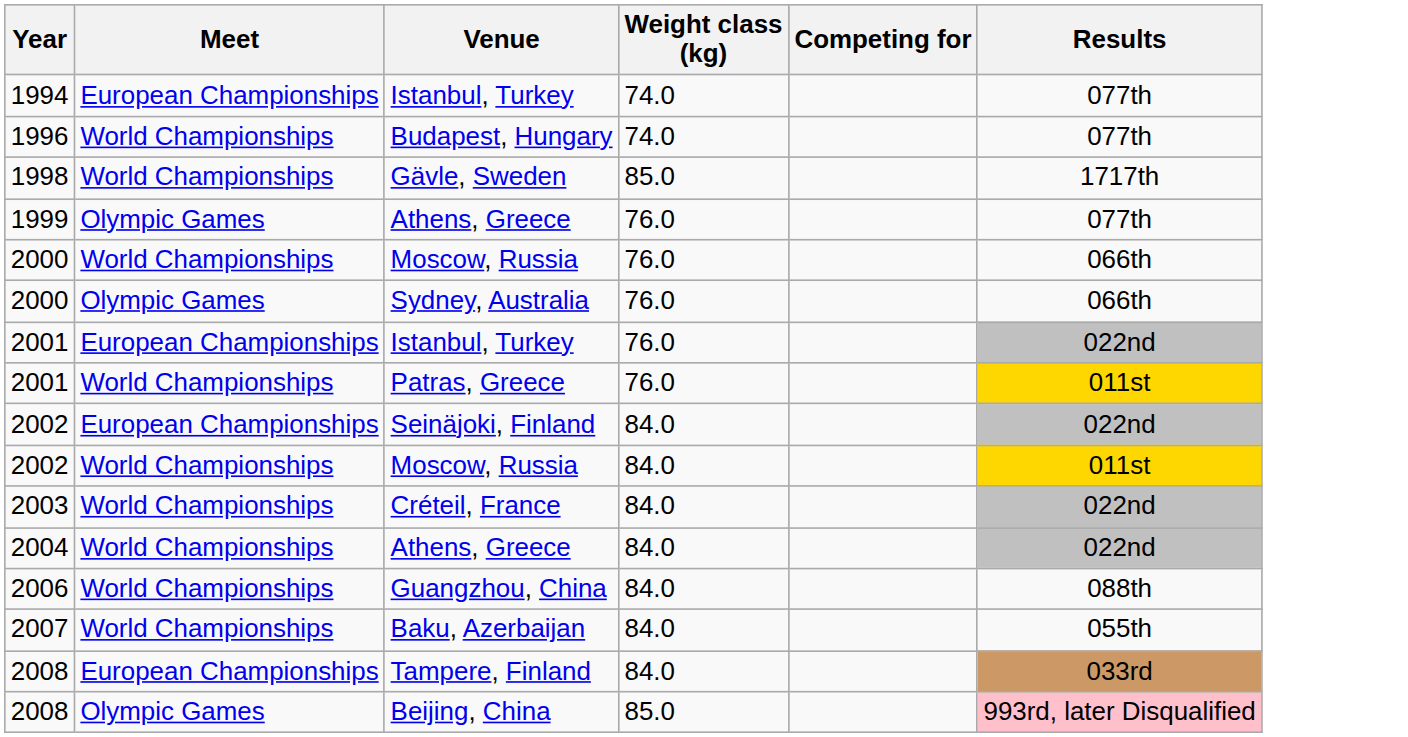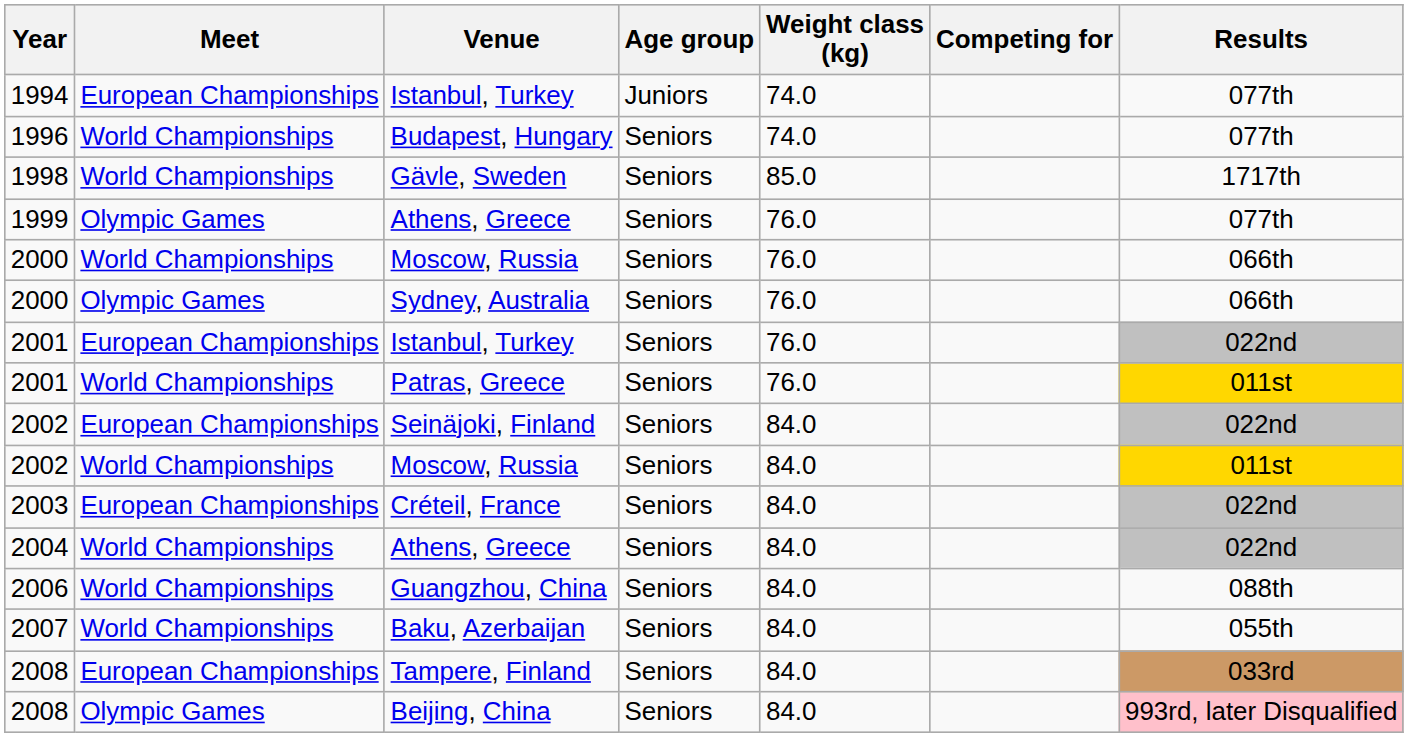+ column: (689, 39)
(207, 506) World Championships -> (230, 506) European Championships
(650, 711) 85.0 -> (791, 711) 84.0
